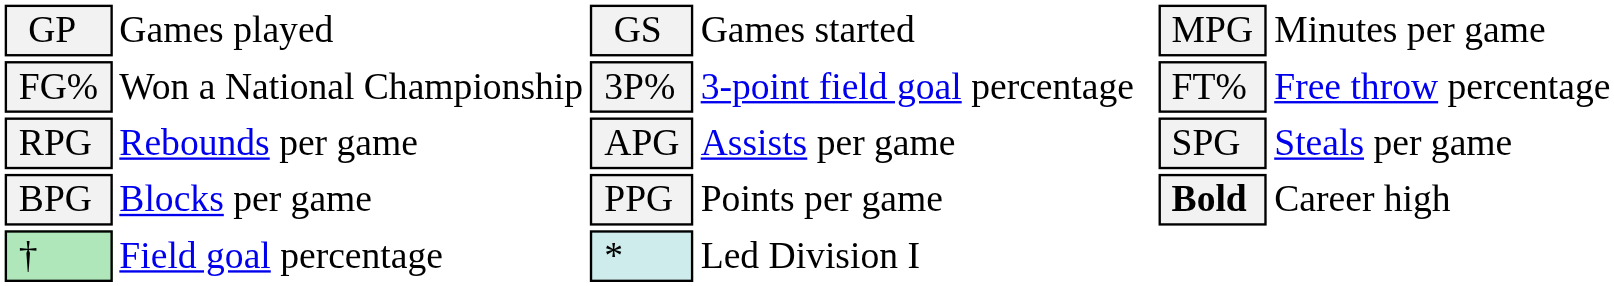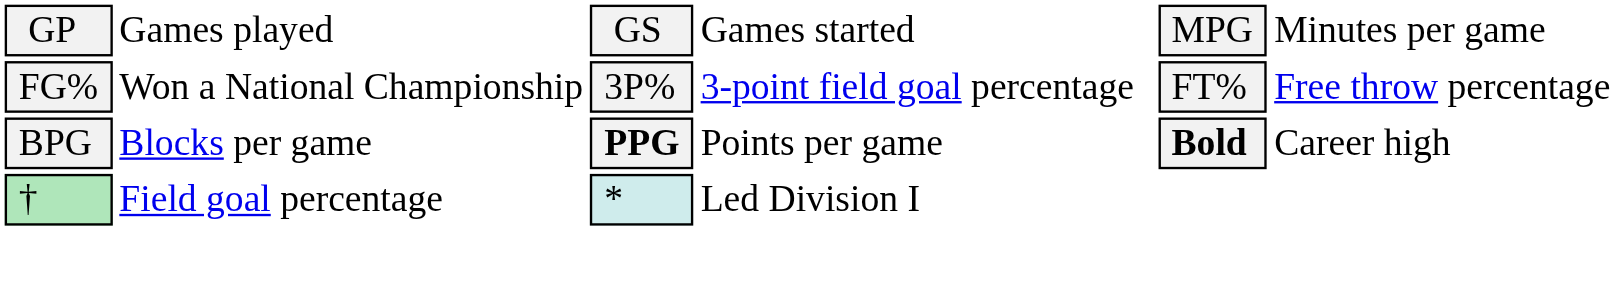- row: (55, 142)
(639, 199) normal -> (642, 142) bold
